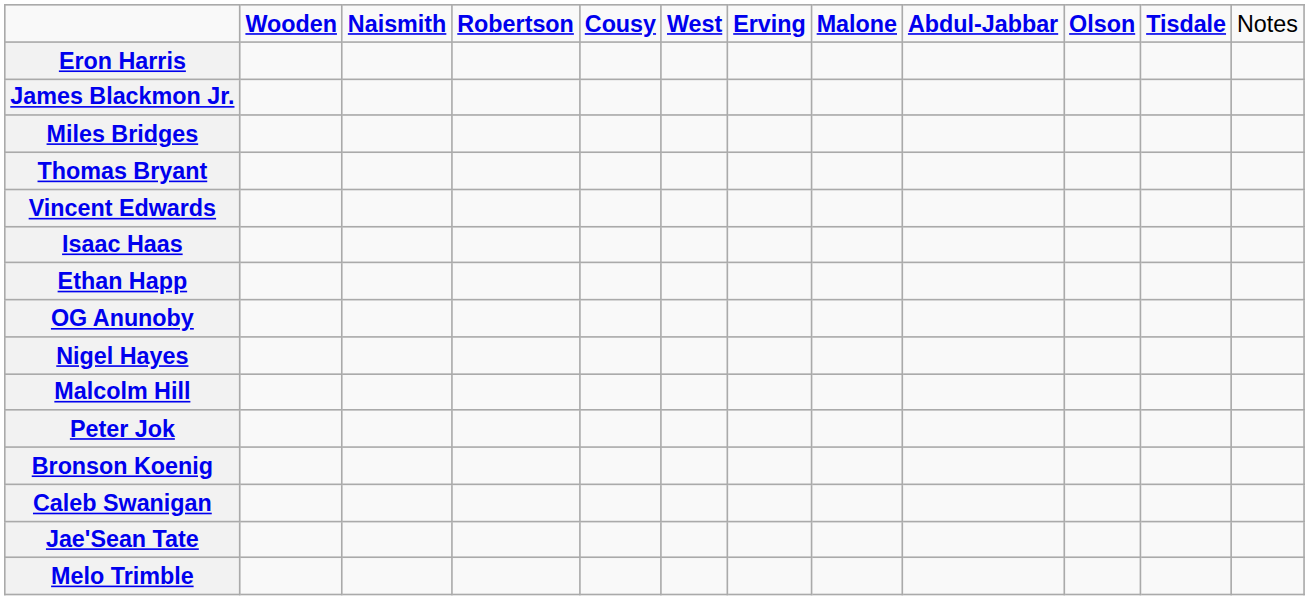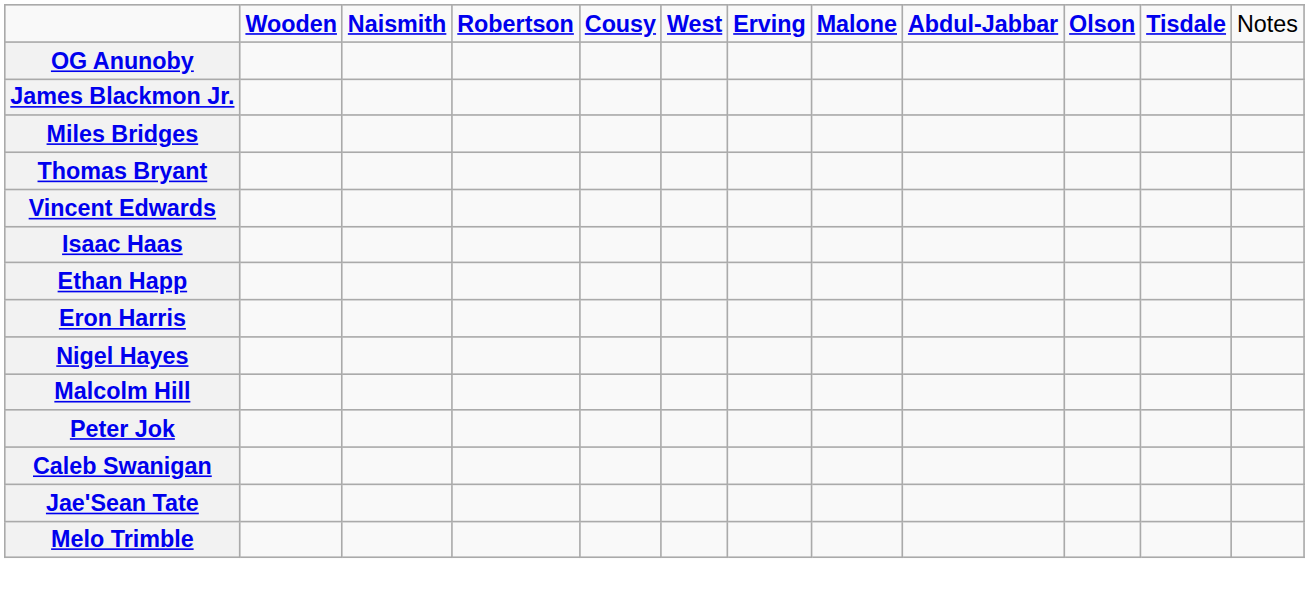rows swapped: (122, 318) <-> (122, 60)
- row: (122, 466)
